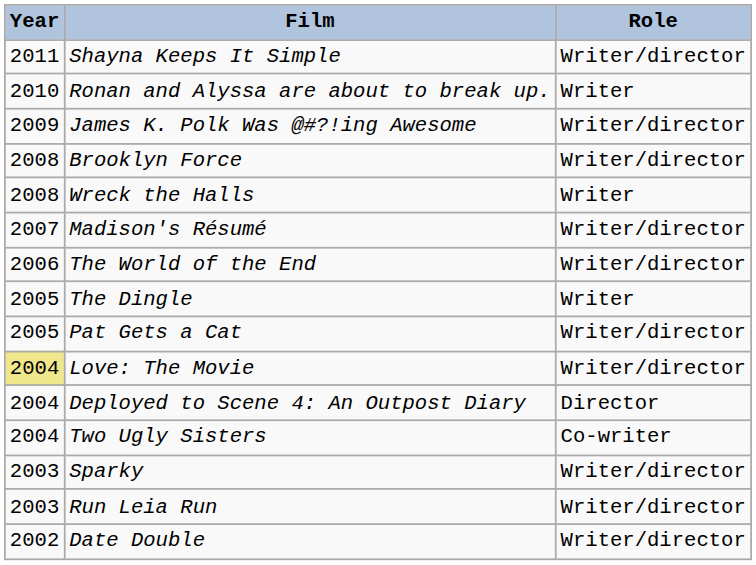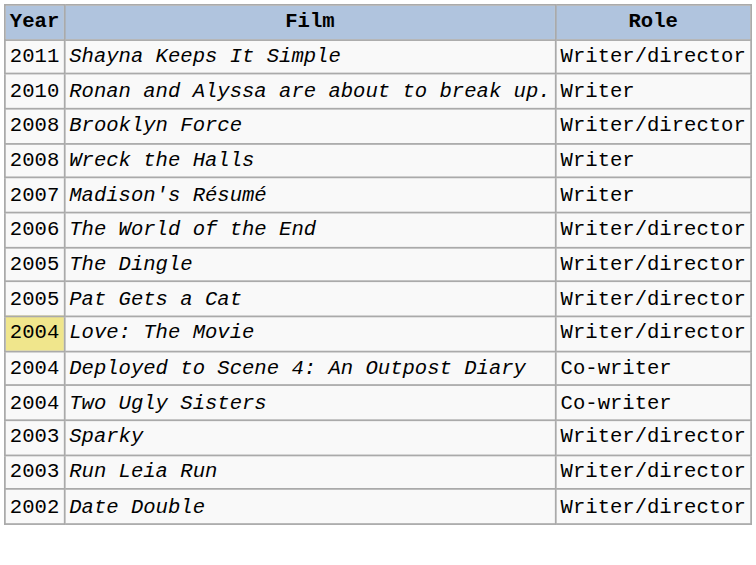- row: (273, 126)
(653, 229) Writer/director -> (598, 195) Writer
(598, 299) Writer -> (653, 264) Writer/director
(610, 402) Director -> (616, 368) Co-writer
